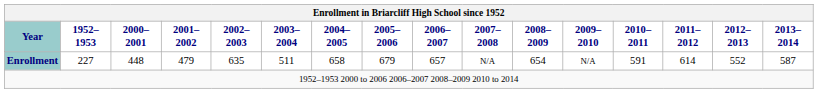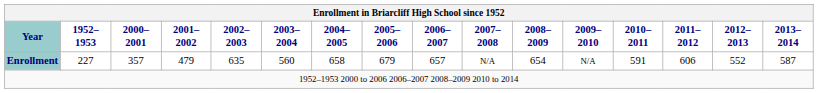(136, 61) 448 -> (136, 61) 357
(287, 61) 511 -> (287, 61) 560
(688, 61) 614 -> (688, 61) 606
